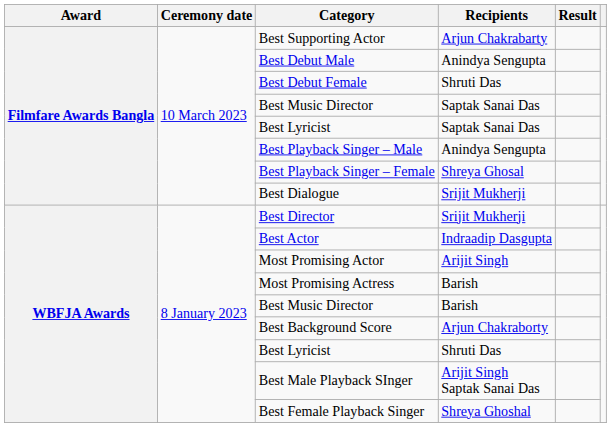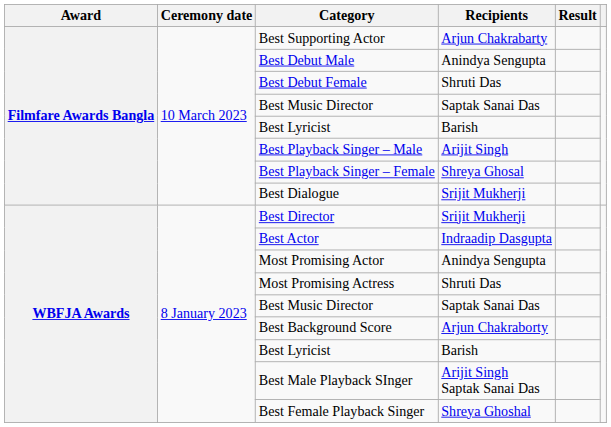(491, 127) Saptak Sanai Das -> (460, 127) Barish
(494, 149) Anindya Sengupta -> (475, 149) Arijit Singh
(475, 261) Arijit Singh -> (494, 261) Anindya Sengupta
(460, 283) Barish -> (471, 283) Shruti Das
(460, 305) Barish -> (491, 305) Saptak Sanai Das
(471, 350) Shruti Das -> (460, 350) Barish
